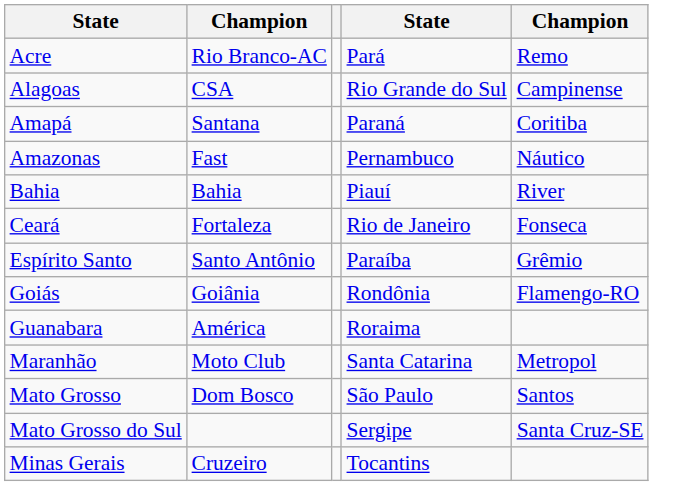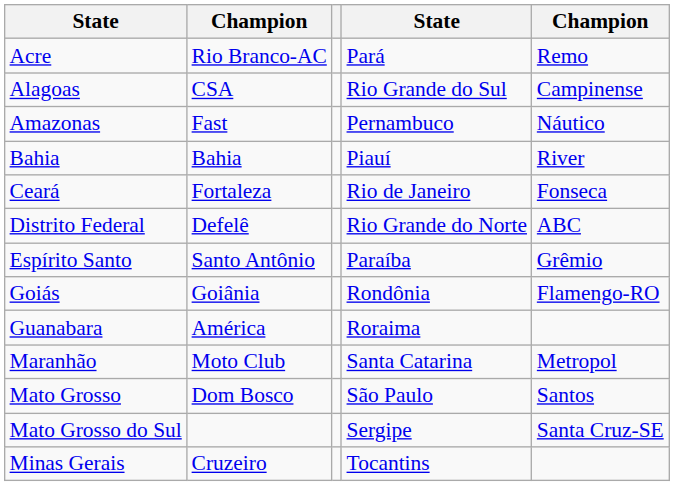- row: (41, 123)
+ row: (77, 225)
